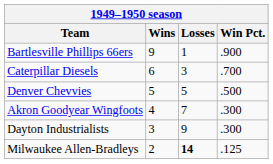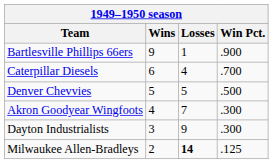(184, 71) 3 -> (184, 71) 4
